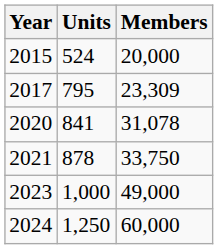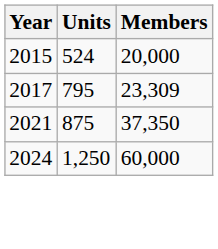- row: (31, 123)
(78, 157) 878 -> (78, 123) 875
(150, 157) 33,750 -> (150, 123) 37,350
- row: (31, 191)
